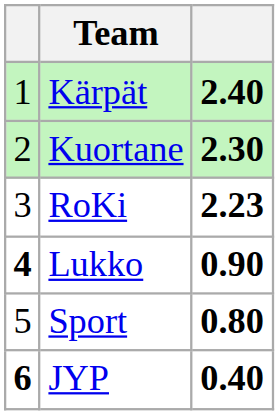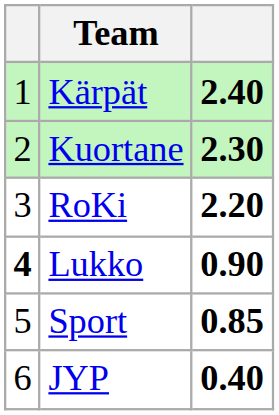(232, 206) 2.23 -> (232, 206) 2.20
(232, 321) 0.80 -> (232, 321) 0.85
(23, 378) bold -> (23, 378) normal
